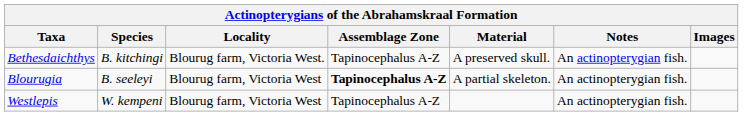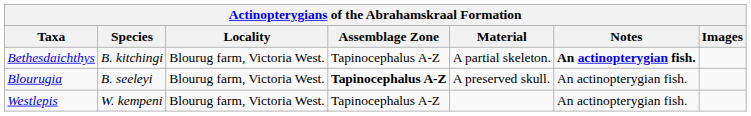(501, 57) A preserved skull. -> (502, 57) A partial skeleton.
(622, 57) normal -> (626, 57) bold
(245, 79) Blourug farm, Victoria West -> (247, 79) Blourug farm, Victoria West.
(502, 79) A partial skeleton. -> (501, 79) A preserved skull.
(245, 100) Blourug farm, Victoria West -> (247, 100) Blourug farm, Victoria West.
